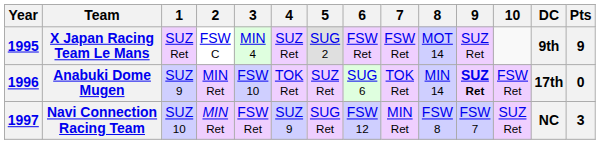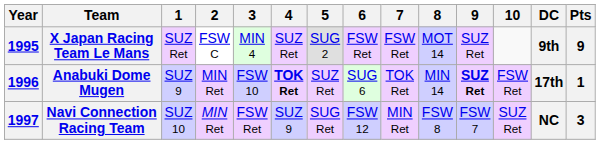(289, 83) normal -> (289, 83) bold
(581, 83) 0 -> (581, 83) 1
